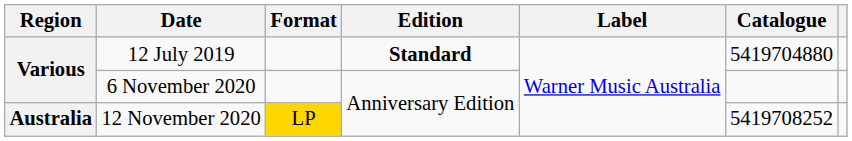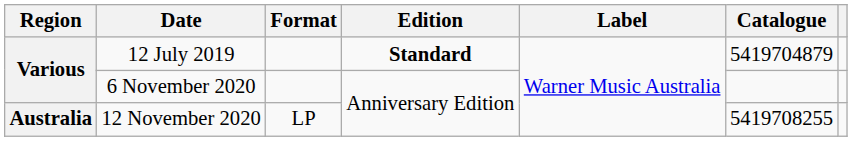(782, 53) 5419704880 -> (782, 53) 5419704879
(304, 119) gold background -> (304, 119) no background
(782, 119) 5419708252 -> (782, 119) 5419708255
